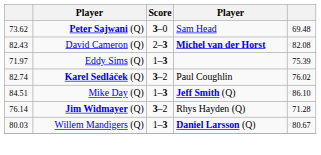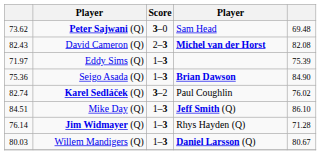+ row: (111, 77)
(160, 109) 3–2 -> (160, 126) 1–3
